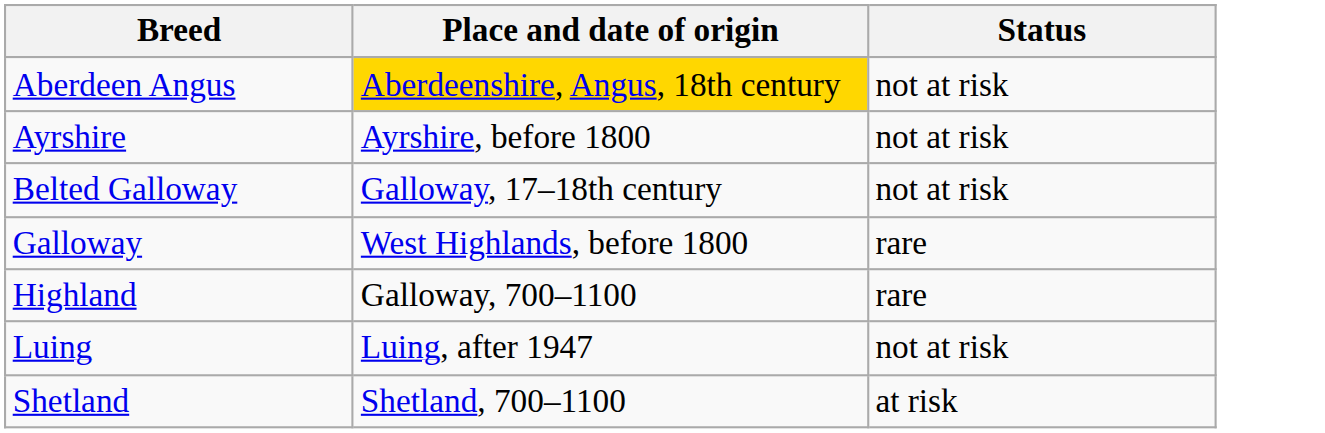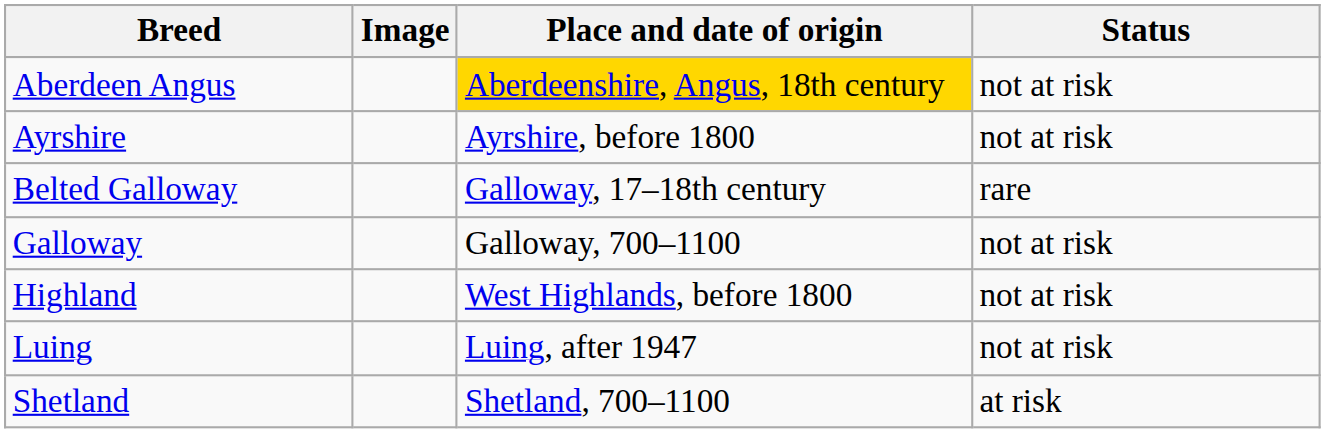+ column: (405, 30)
(942, 189) not at risk -> (1005, 189) rare
(555, 242) West Highlands, before 1800 -> (603, 242) Galloway, 700–1100
(901, 242) rare -> (1046, 242) not at risk
(499, 294) Galloway, 700–1100 -> (659, 294) West Highlands, before 1800
(901, 294) rare -> (1046, 294) not at risk
